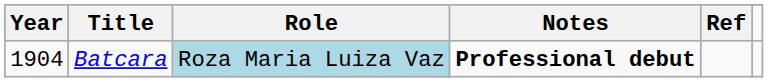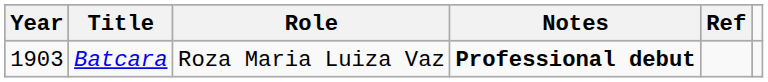(37, 59) 1904 -> (37, 59) 1903
(311, 59) lightblue background -> (311, 59) no background
